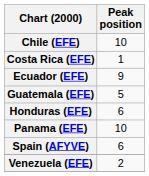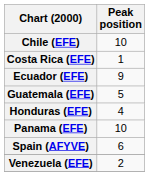(121, 111) 6 -> (121, 111) 4
